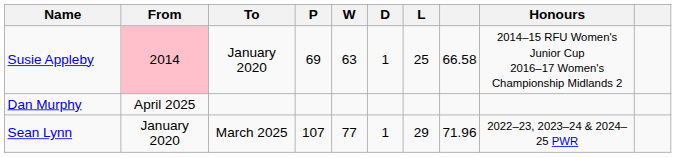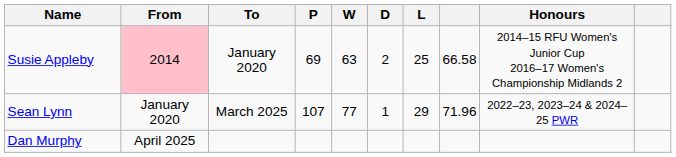(385, 59) 1 -> (385, 59) 2
rows swapped: (40, 133) <-> (45, 104)
